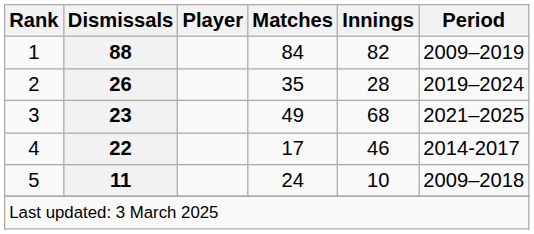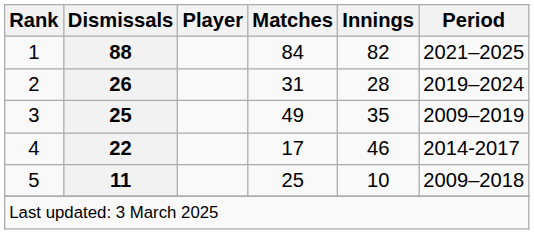(474, 52) 2009–2019 -> (474, 52) 2021–2025
(293, 84) 35 -> (293, 84) 31
(121, 116) 23 -> (121, 116) 25
(378, 116) 68 -> (378, 116) 35
(474, 116) 2021–2025 -> (474, 116) 2009–2019
(293, 180) 24 -> (293, 180) 25
